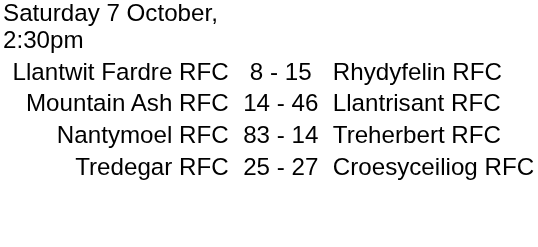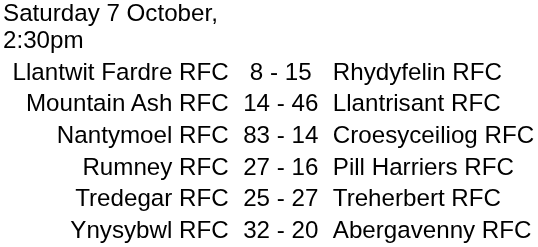(417, 135) Treherbert RFC -> (433, 135) Croesyceiliog RFC
+ row: (156, 166)
(433, 166) Croesyceiliog RFC -> (417, 198) Treherbert RFC
+ row: (150, 230)
